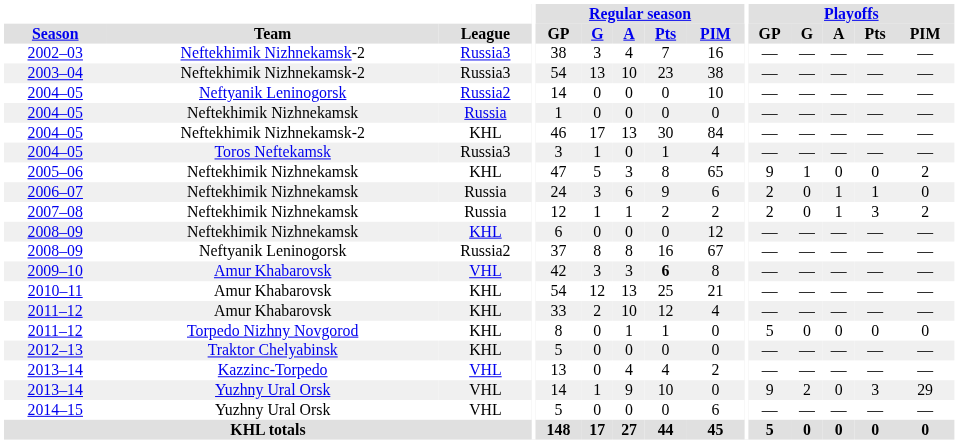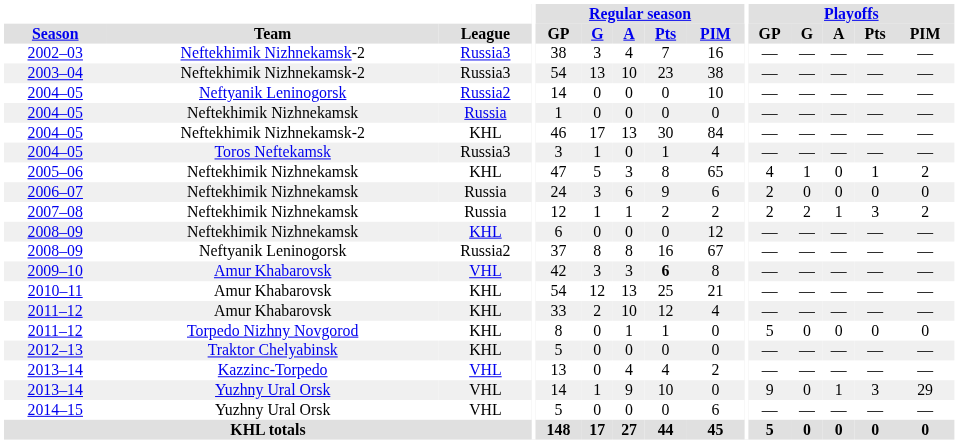(770, 172) 9 -> (770, 172) 4
(875, 172) 0 -> (875, 172) 1
(839, 192) 1 -> (839, 192) 0
(875, 192) 1 -> (875, 192) 0
(807, 211) 0 -> (807, 211) 2
(807, 390) 2 -> (807, 390) 0
(839, 390) 0 -> (839, 390) 1
